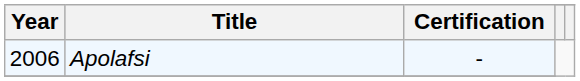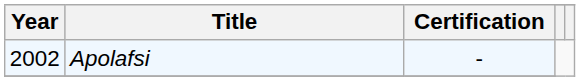(35, 57) 2006 -> (35, 57) 2002
